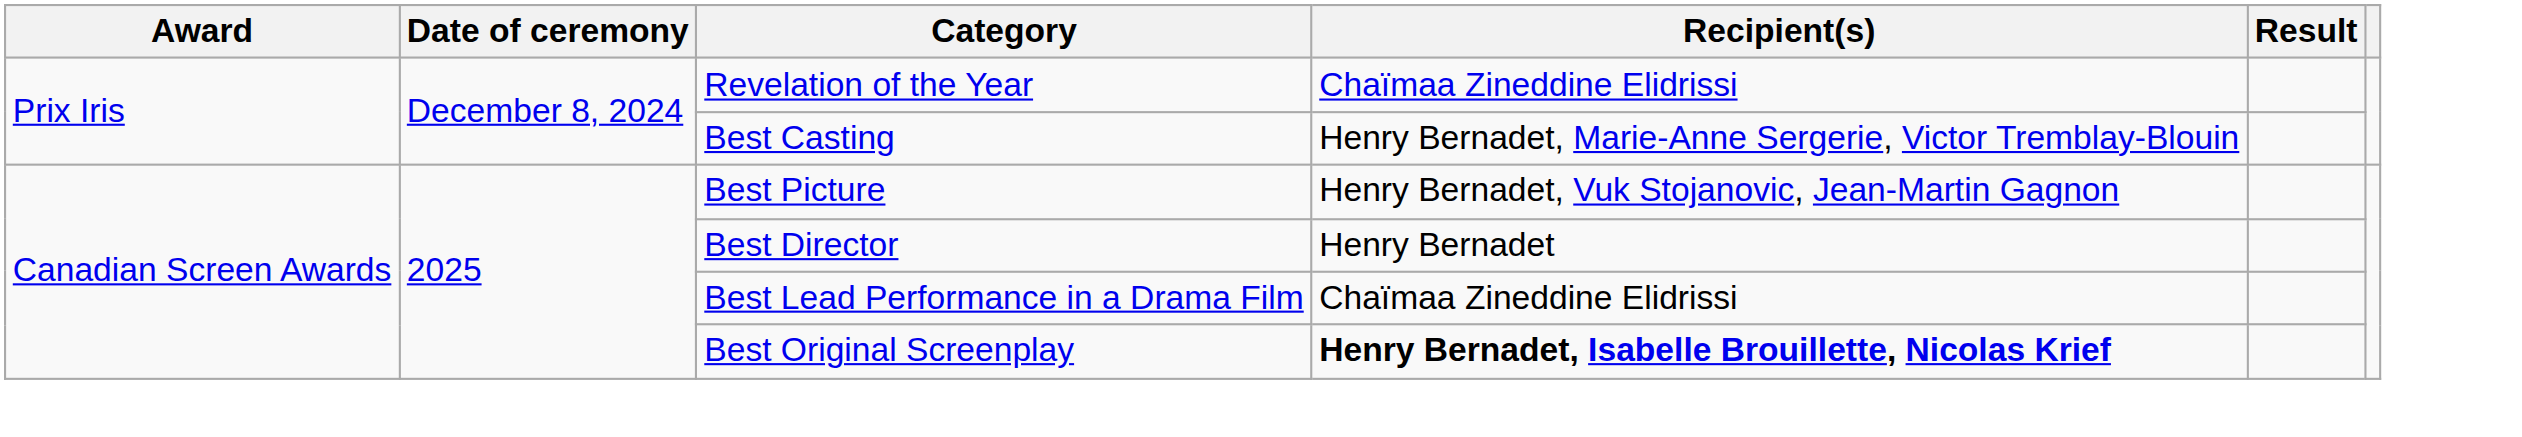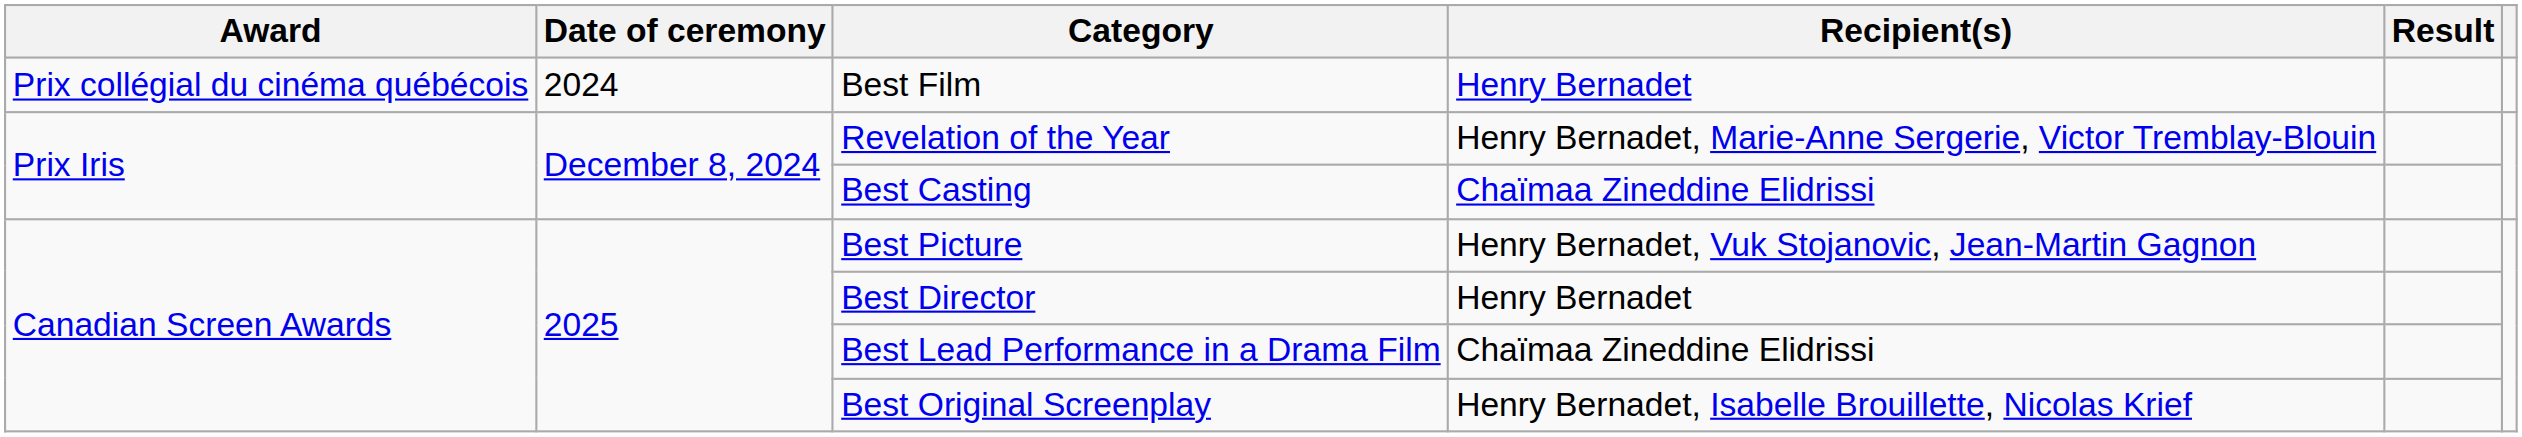+ row: (911, 84)
(1528, 84) Chaïmaa Zineddine Elidrissi -> (1916, 137) Henry Bernadet, Marie-Anne Sergerie, Victor Tremblay-Blouin
(1779, 137) Henry Bernadet, Marie-Anne Sergerie, Victor Tremblay-Blouin -> (1665, 191) Chaïmaa Zineddine Elidrissi
(1715, 350) bold -> (1824, 404) normal
